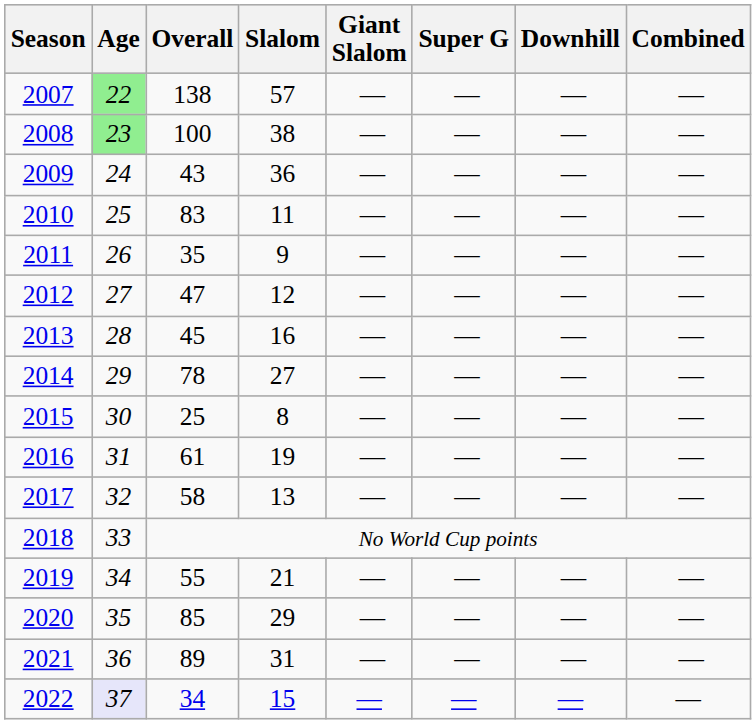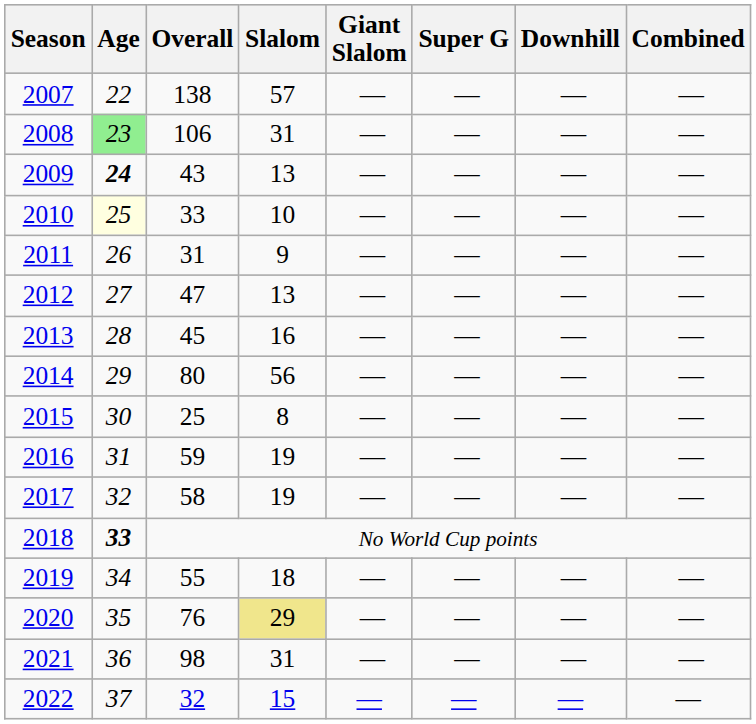(119, 93) lightgreen background -> (119, 93) no background
(192, 133) 100 -> (192, 133) 106
(283, 133) 38 -> (283, 133) 31
(119, 174) normal -> (119, 174) bold
(283, 174) 36 -> (283, 174) 13
(119, 214) no background -> (119, 214) lightyellow background
(192, 214) 83 -> (192, 214) 33
(283, 214) 11 -> (283, 214) 10
(192, 255) 35 -> (192, 255) 31
(283, 295) 12 -> (283, 295) 13
(192, 376) 78 -> (192, 376) 80
(283, 376) 27 -> (283, 376) 56
(192, 456) 61 -> (192, 456) 59
(283, 497) 13 -> (283, 497) 19
(119, 537) normal -> (119, 537) bold
(283, 577) 21 -> (283, 577) 18
(192, 618) 85 -> (192, 618) 76
(283, 618) no background -> (283, 618) khaki background
(192, 658) 89 -> (192, 658) 98
(119, 698) lavender background -> (119, 698) no background
(192, 698) 34 -> (192, 698) 32
